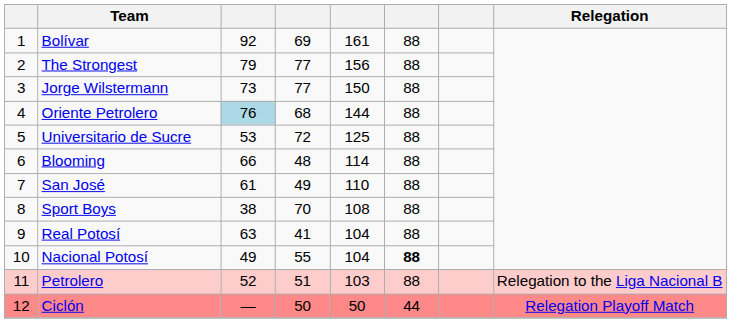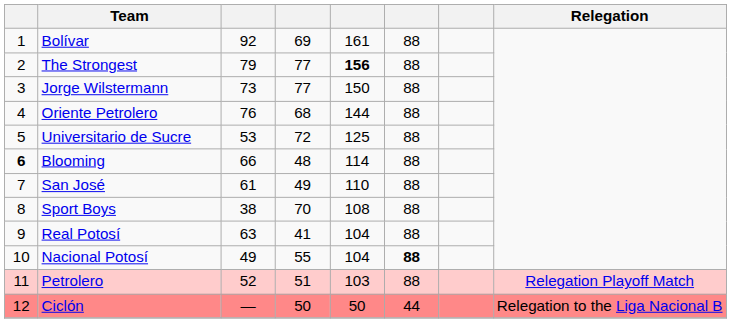(357, 64) normal -> (357, 64) bold
(248, 112) lightblue background -> (248, 112) no background
(21, 161) normal -> (21, 161) bold
(610, 281) Relegation to the Liga Nacional B -> (610, 281) Relegation Playoff Match
(610, 305) Relegation Playoff Match -> (610, 305) Relegation to the Liga Nacional B
